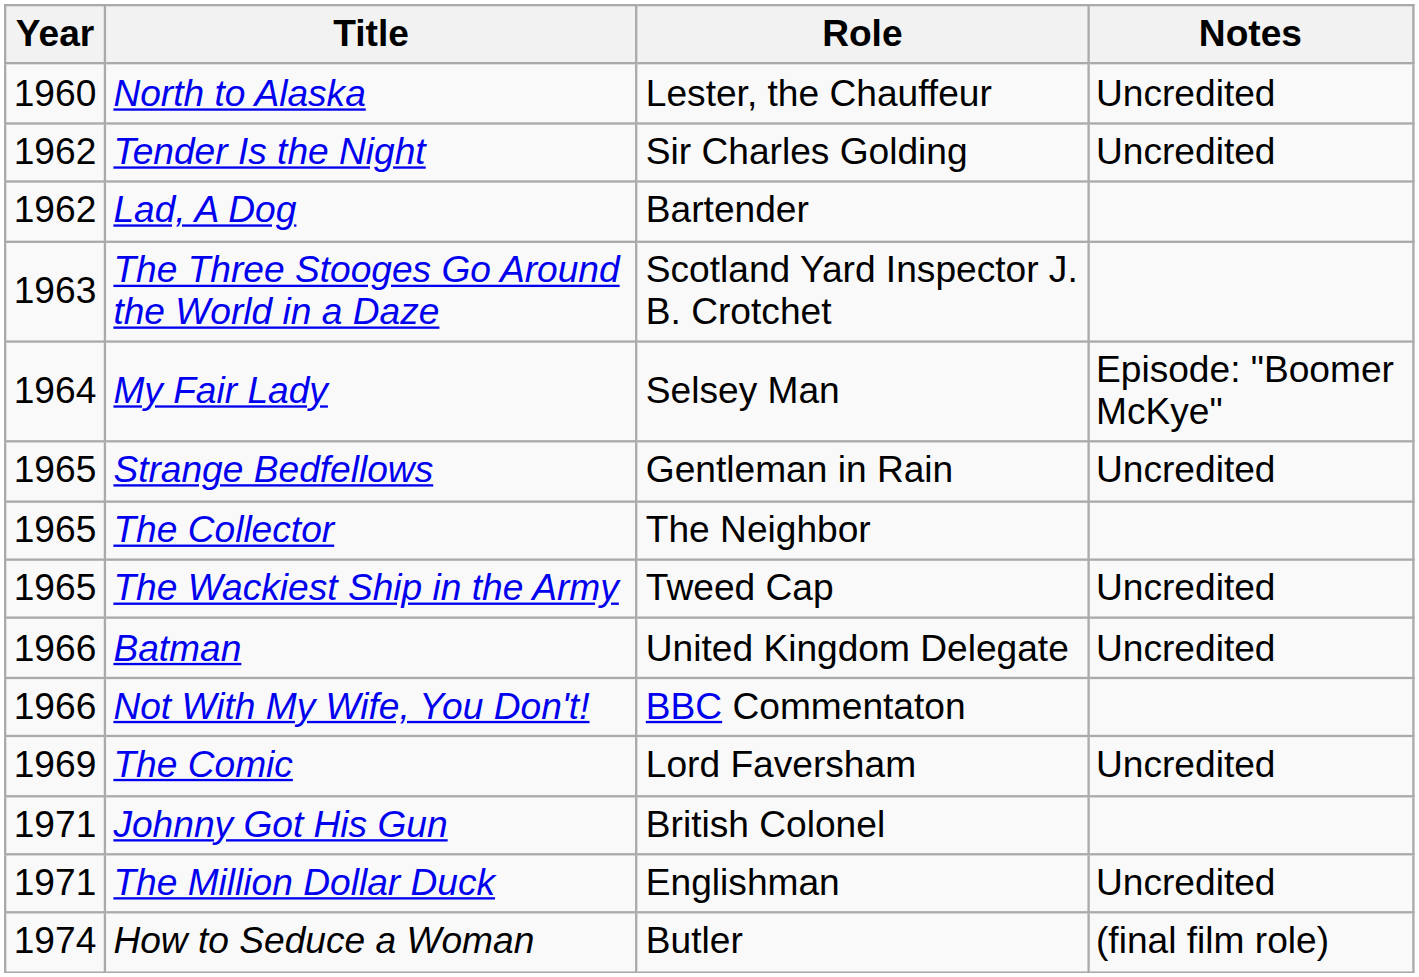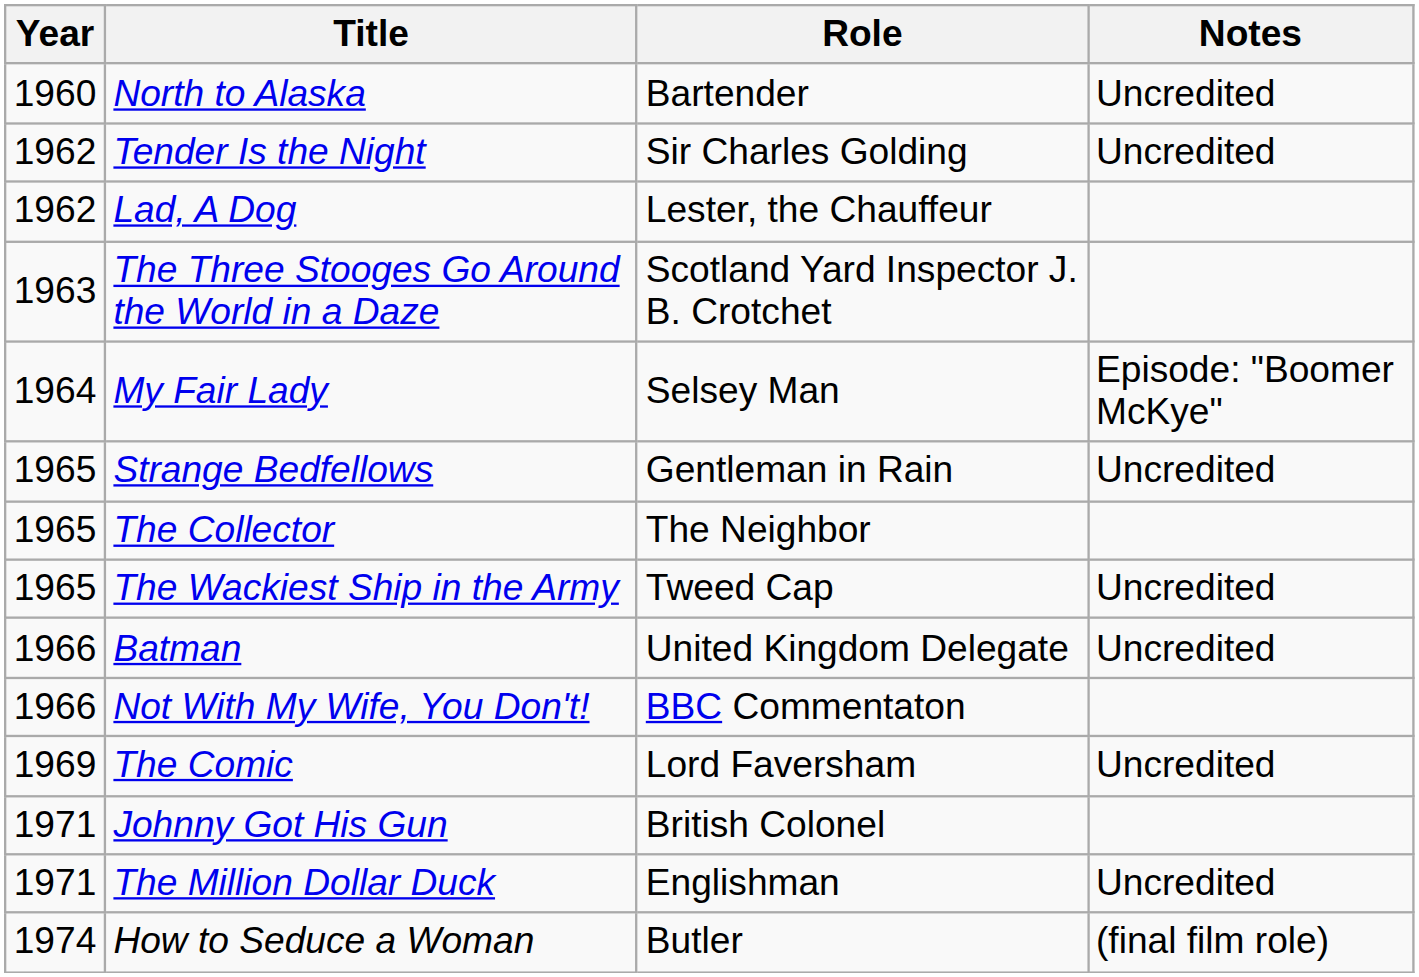(819, 92) Lester, the Chauffeur -> (727, 92) Bartender
(727, 210) Bartender -> (819, 210) Lester, the Chauffeur
